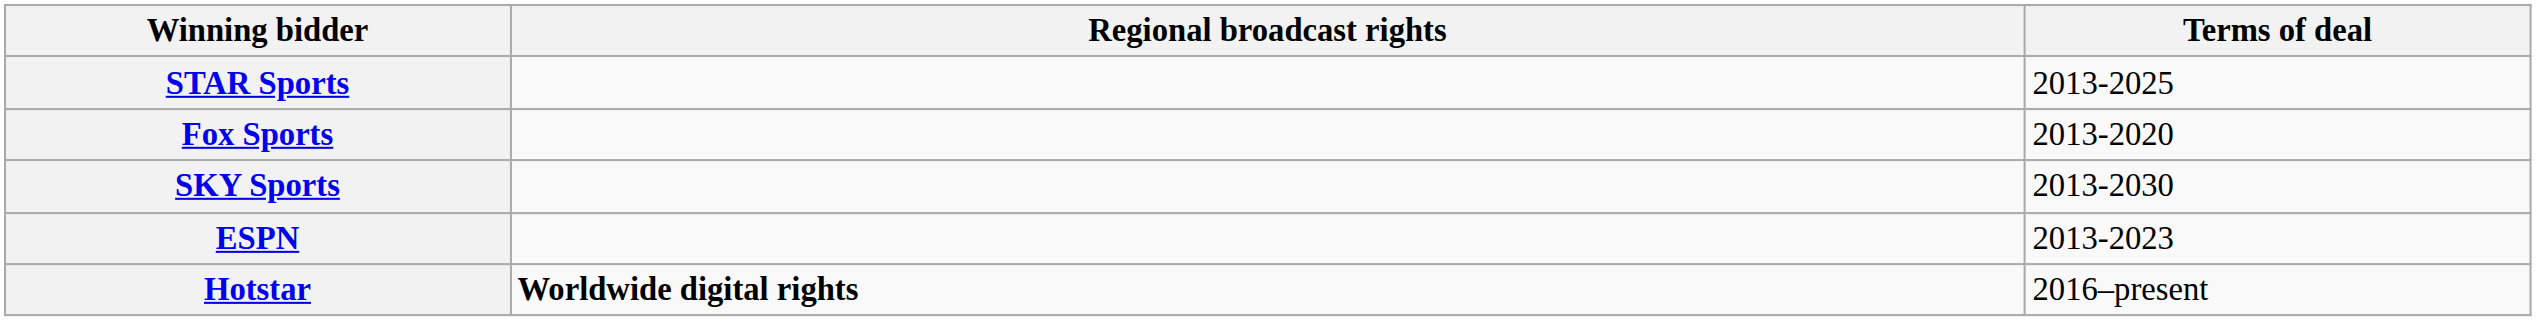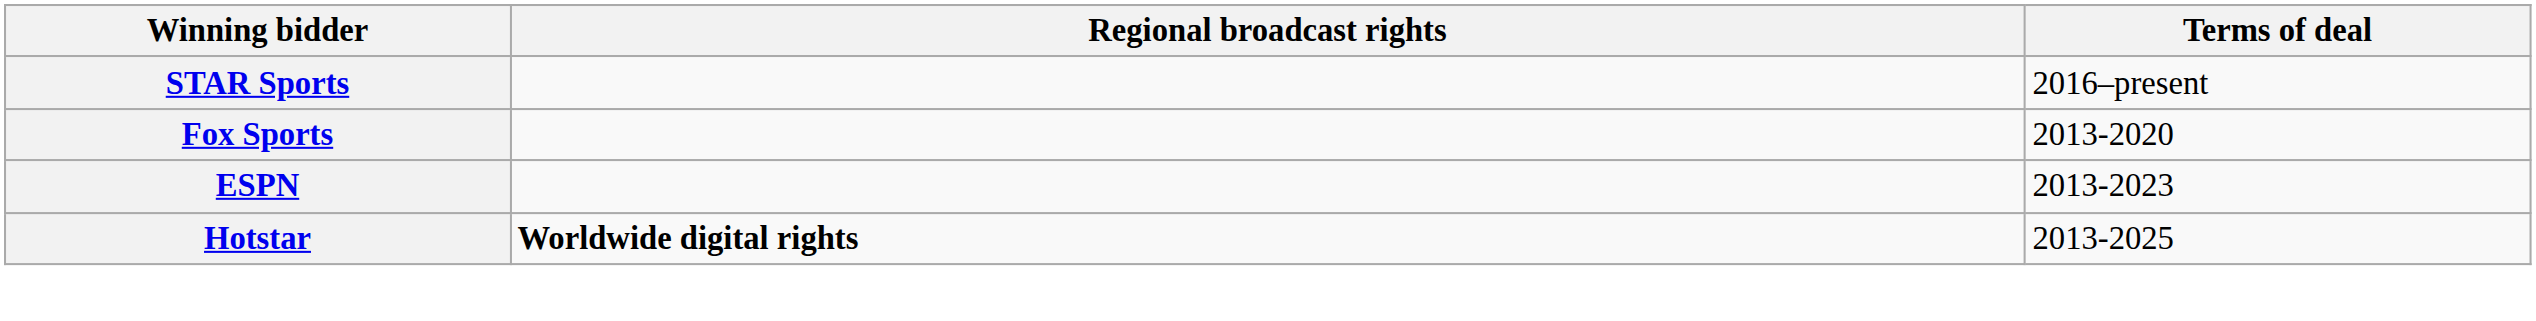(2103, 82) 2013-2025 -> (2120, 82) 2016–present
- row: (257, 185)
(2120, 289) 2016–present -> (2103, 237) 2013-2025
